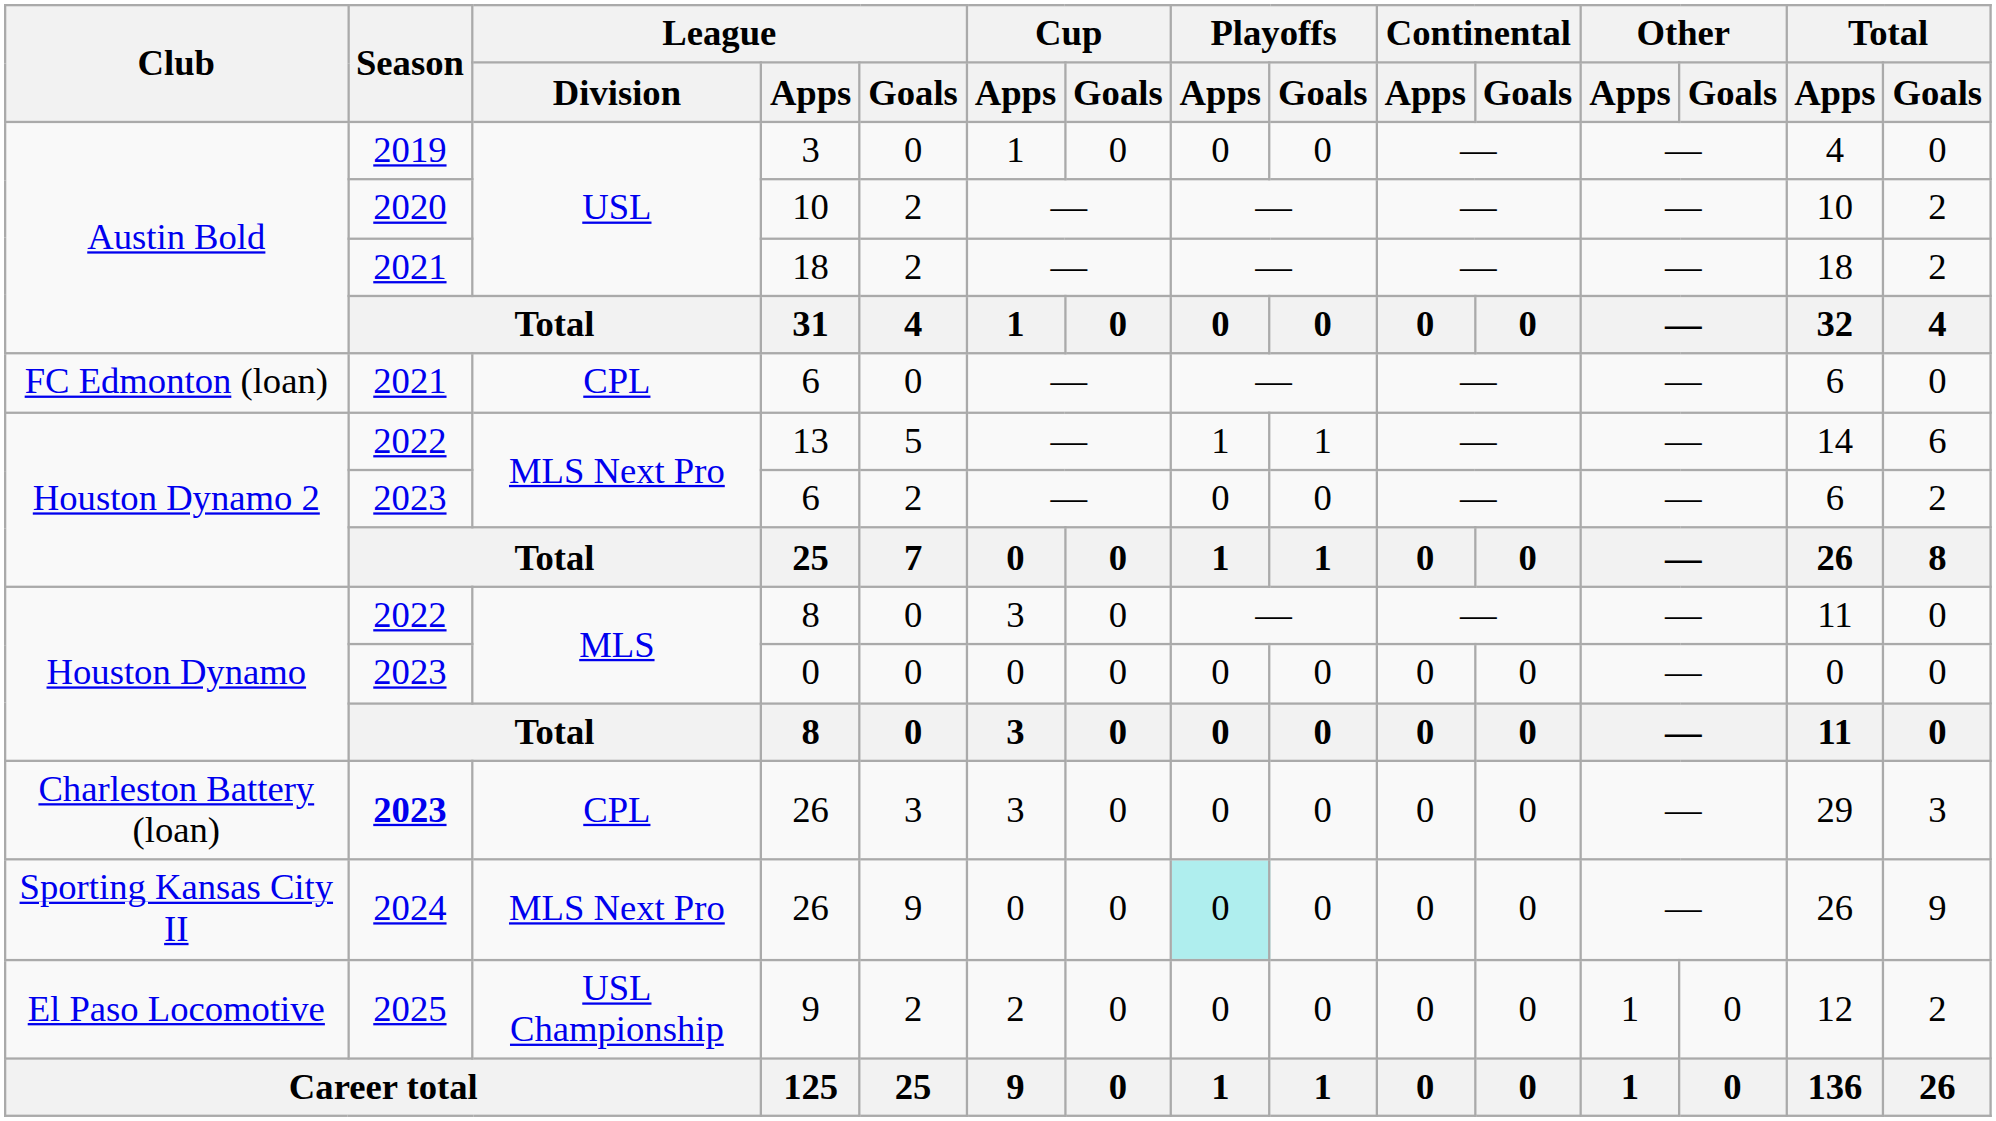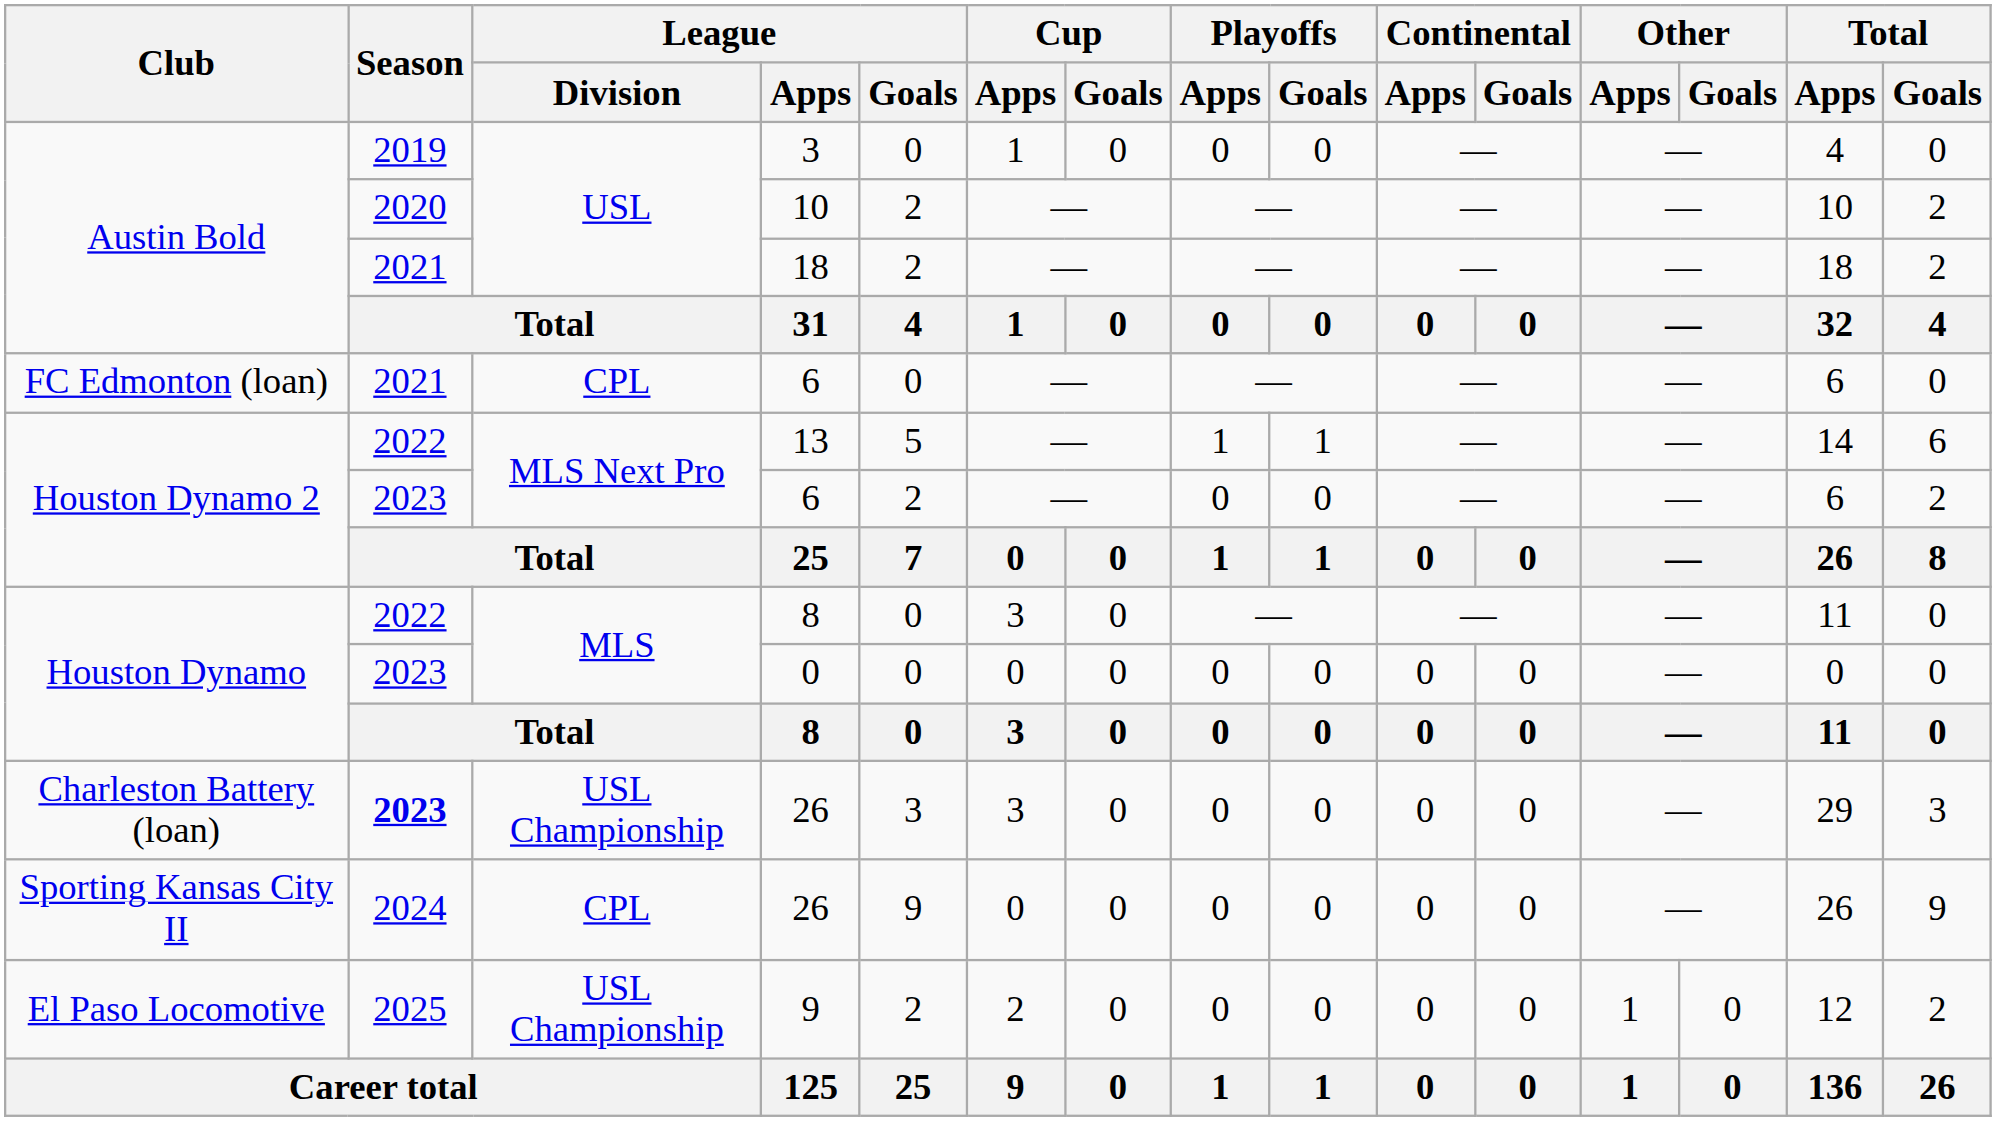(617, 809) CPL -> (617, 809) USL Championship
(617, 908) MLS Next Pro -> (617, 908) CPL
(1220, 908) paleturquoise background -> (1220, 908) no background
